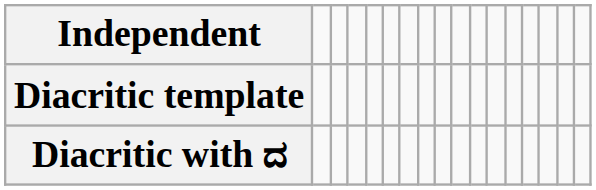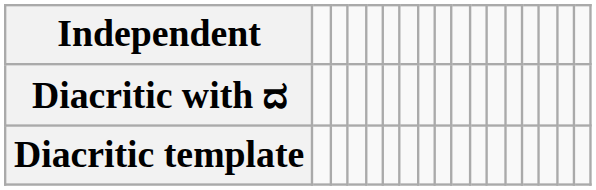rows swapped: (159, 94) <-> (159, 154)
